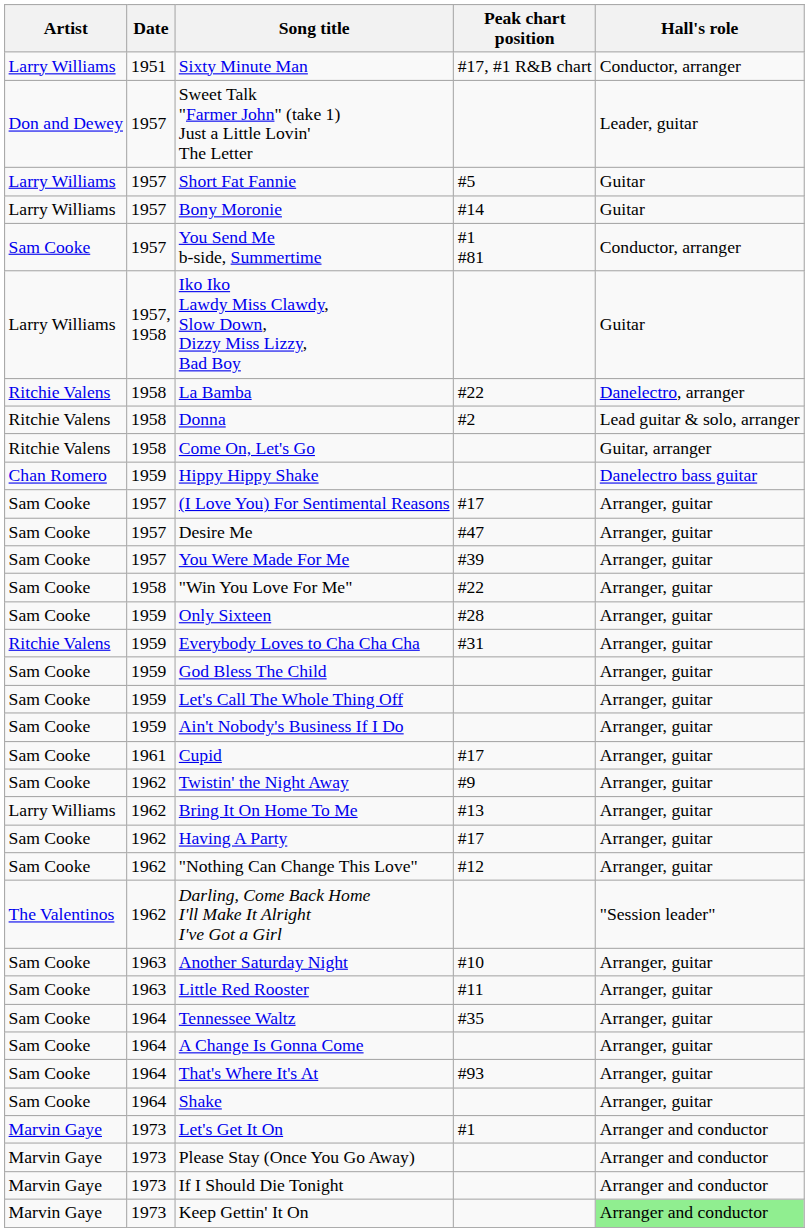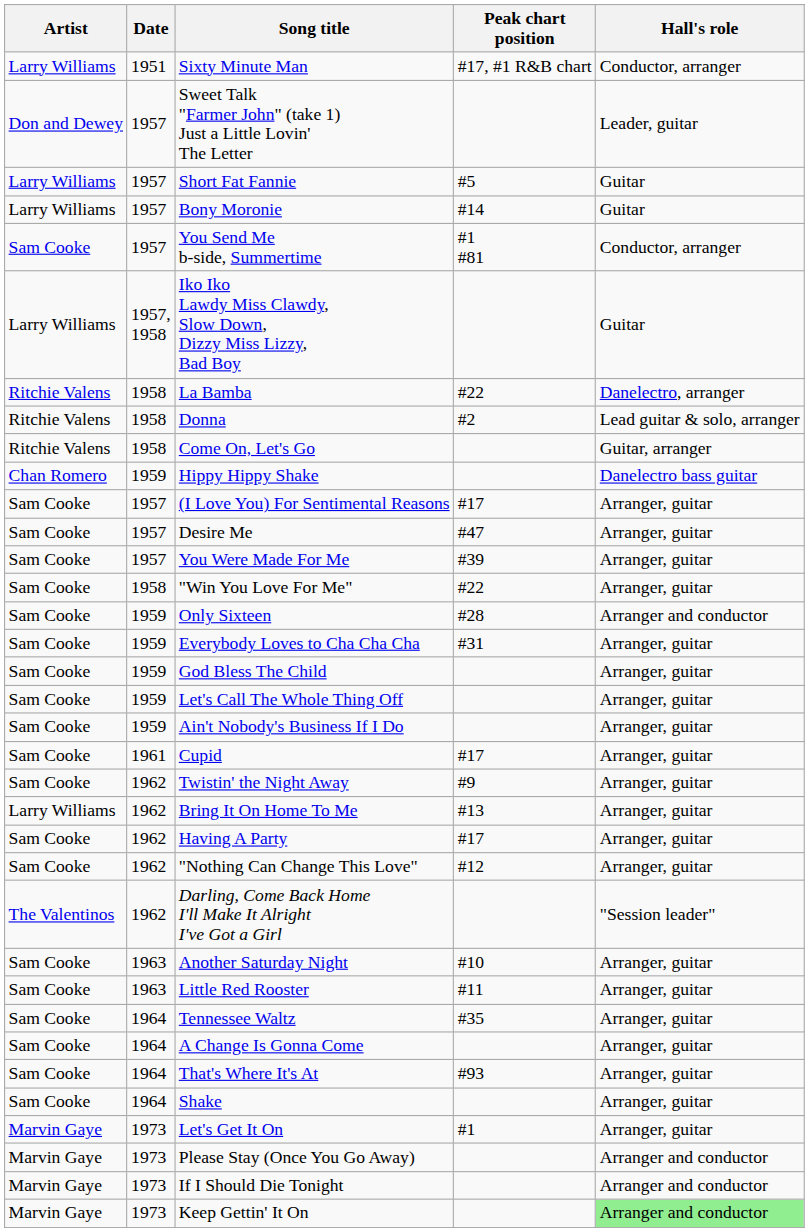(656, 615) Arranger, guitar -> (684, 615) Arranger and conductor
(60, 643) Ritchie Valens -> (49, 643) Sam Cooke
(684, 1129) Arranger and conductor -> (656, 1129) Arranger, guitar
